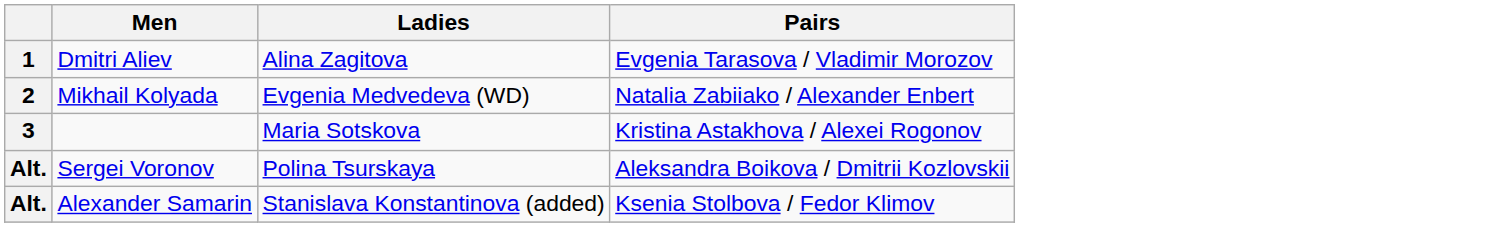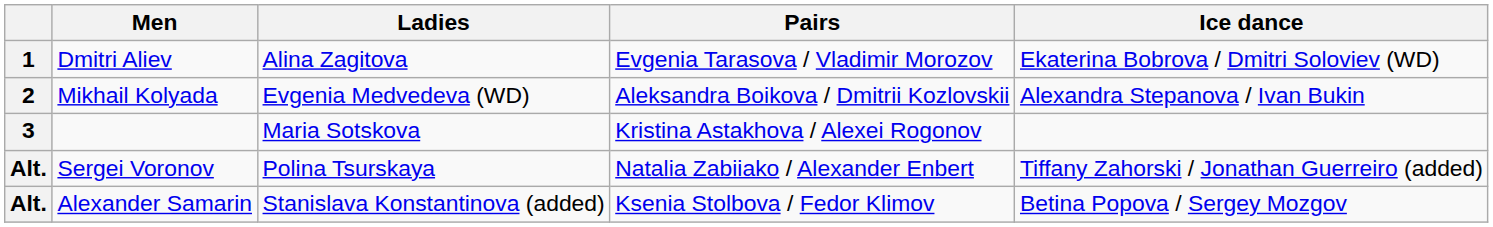+ column: (1251, 22)
(795, 95) Natalia Zabiiako / Alexander Enbert -> (812, 95) Aleksandra Boikova / Dmitrii Kozlovskii
(812, 167) Aleksandra Boikova / Dmitrii Kozlovskii -> (795, 167) Natalia Zabiiako / Alexander Enbert
